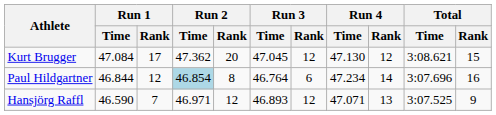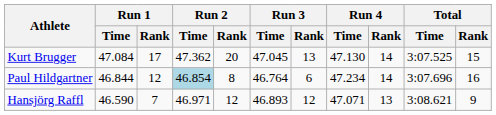(309, 57) 12 -> (309, 57) 13
(386, 57) 12 -> (386, 57) 14
(430, 57) 3:08.621 -> (430, 57) 3:07.525
(430, 100) 3:07.525 -> (430, 100) 3:08.621
